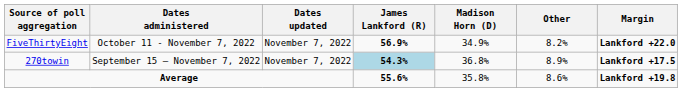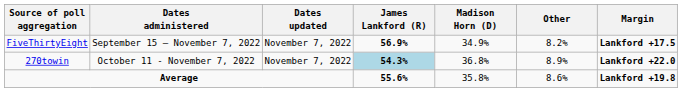(176, 43) October 11 - November 7, 2022 -> (176, 43) September 15 – November 7, 2022
(638, 43) Lankford +22.0 -> (638, 43) Lankford +17.5
(176, 60) September 15 – November 7, 2022 -> (176, 60) October 11 - November 7, 2022
(638, 60) Lankford +17.5 -> (638, 60) Lankford +22.0
